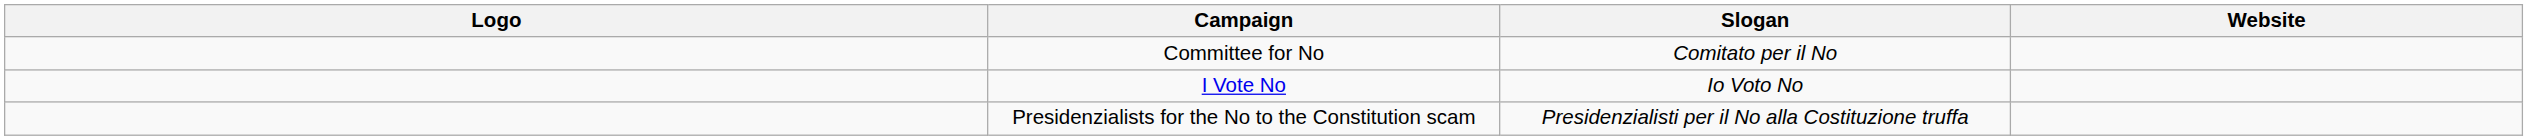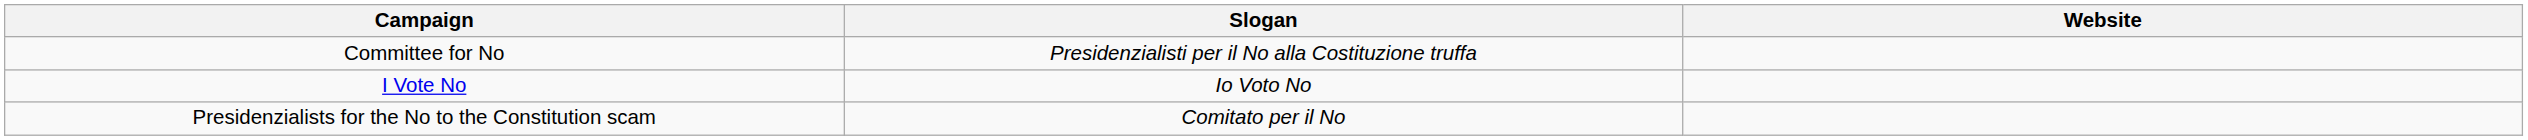- column: (496, 20)
(1755, 53) Comitato per il No -> (1263, 53) Presidenzialisti per il No alla Costituzione truffa
(1755, 118) Presidenzialisti per il No alla Costituzione truffa -> (1263, 118) Comitato per il No
